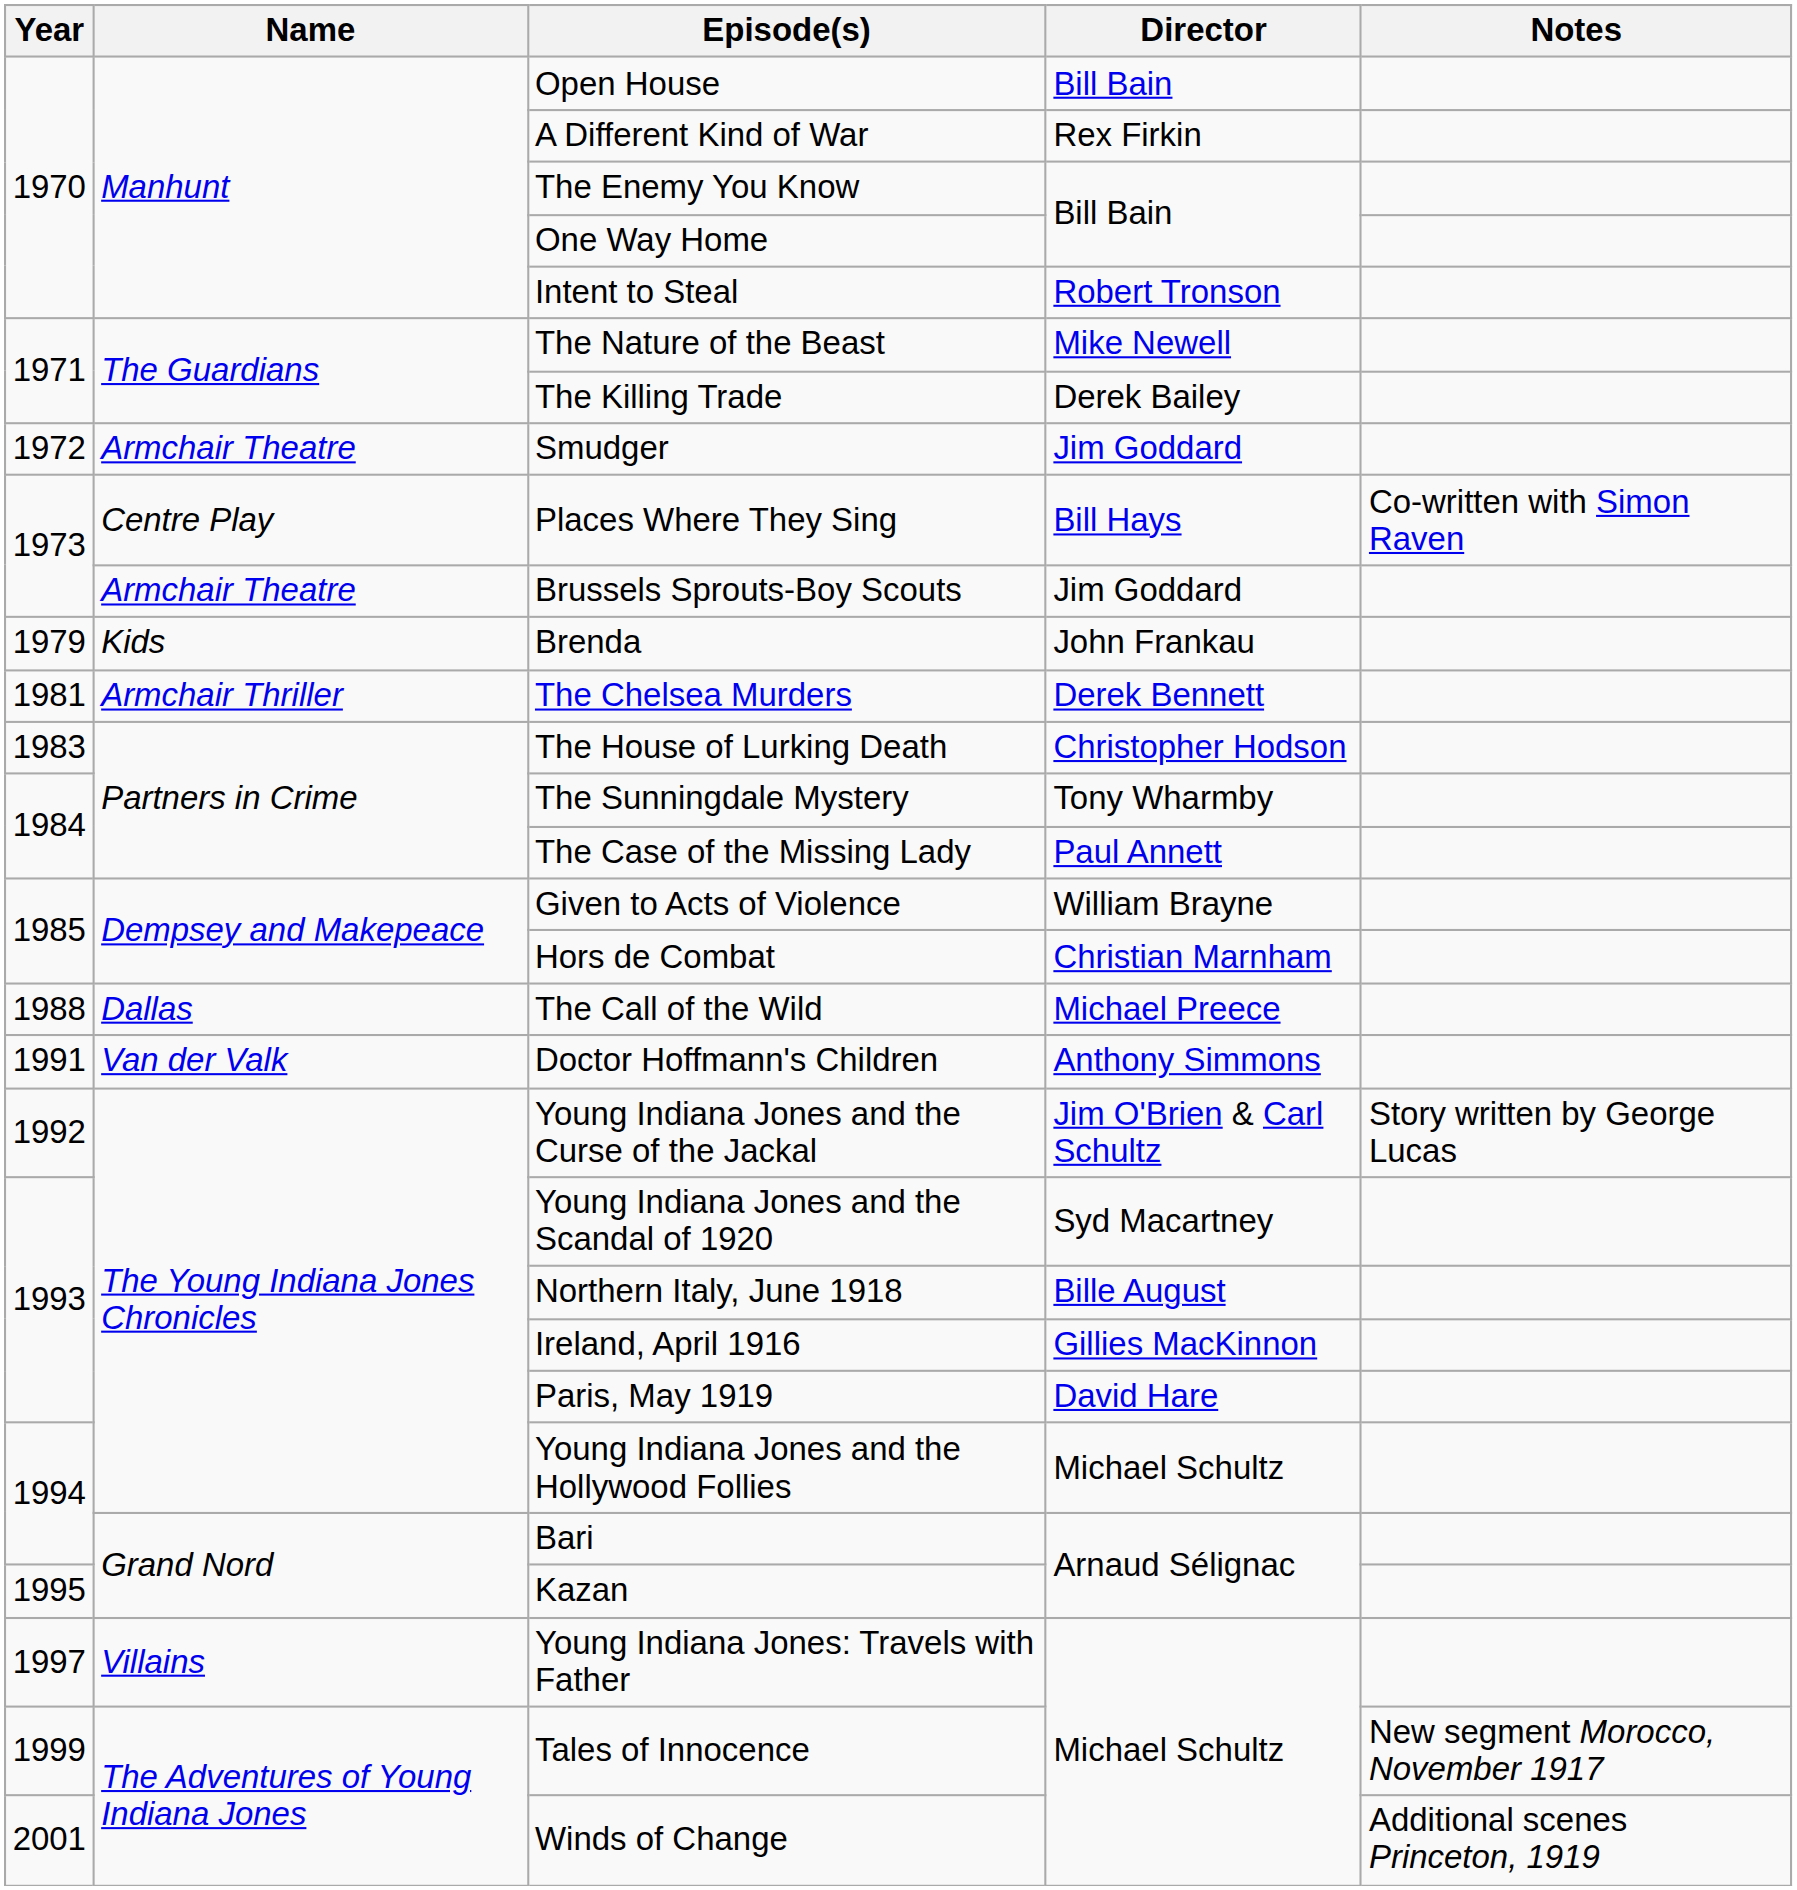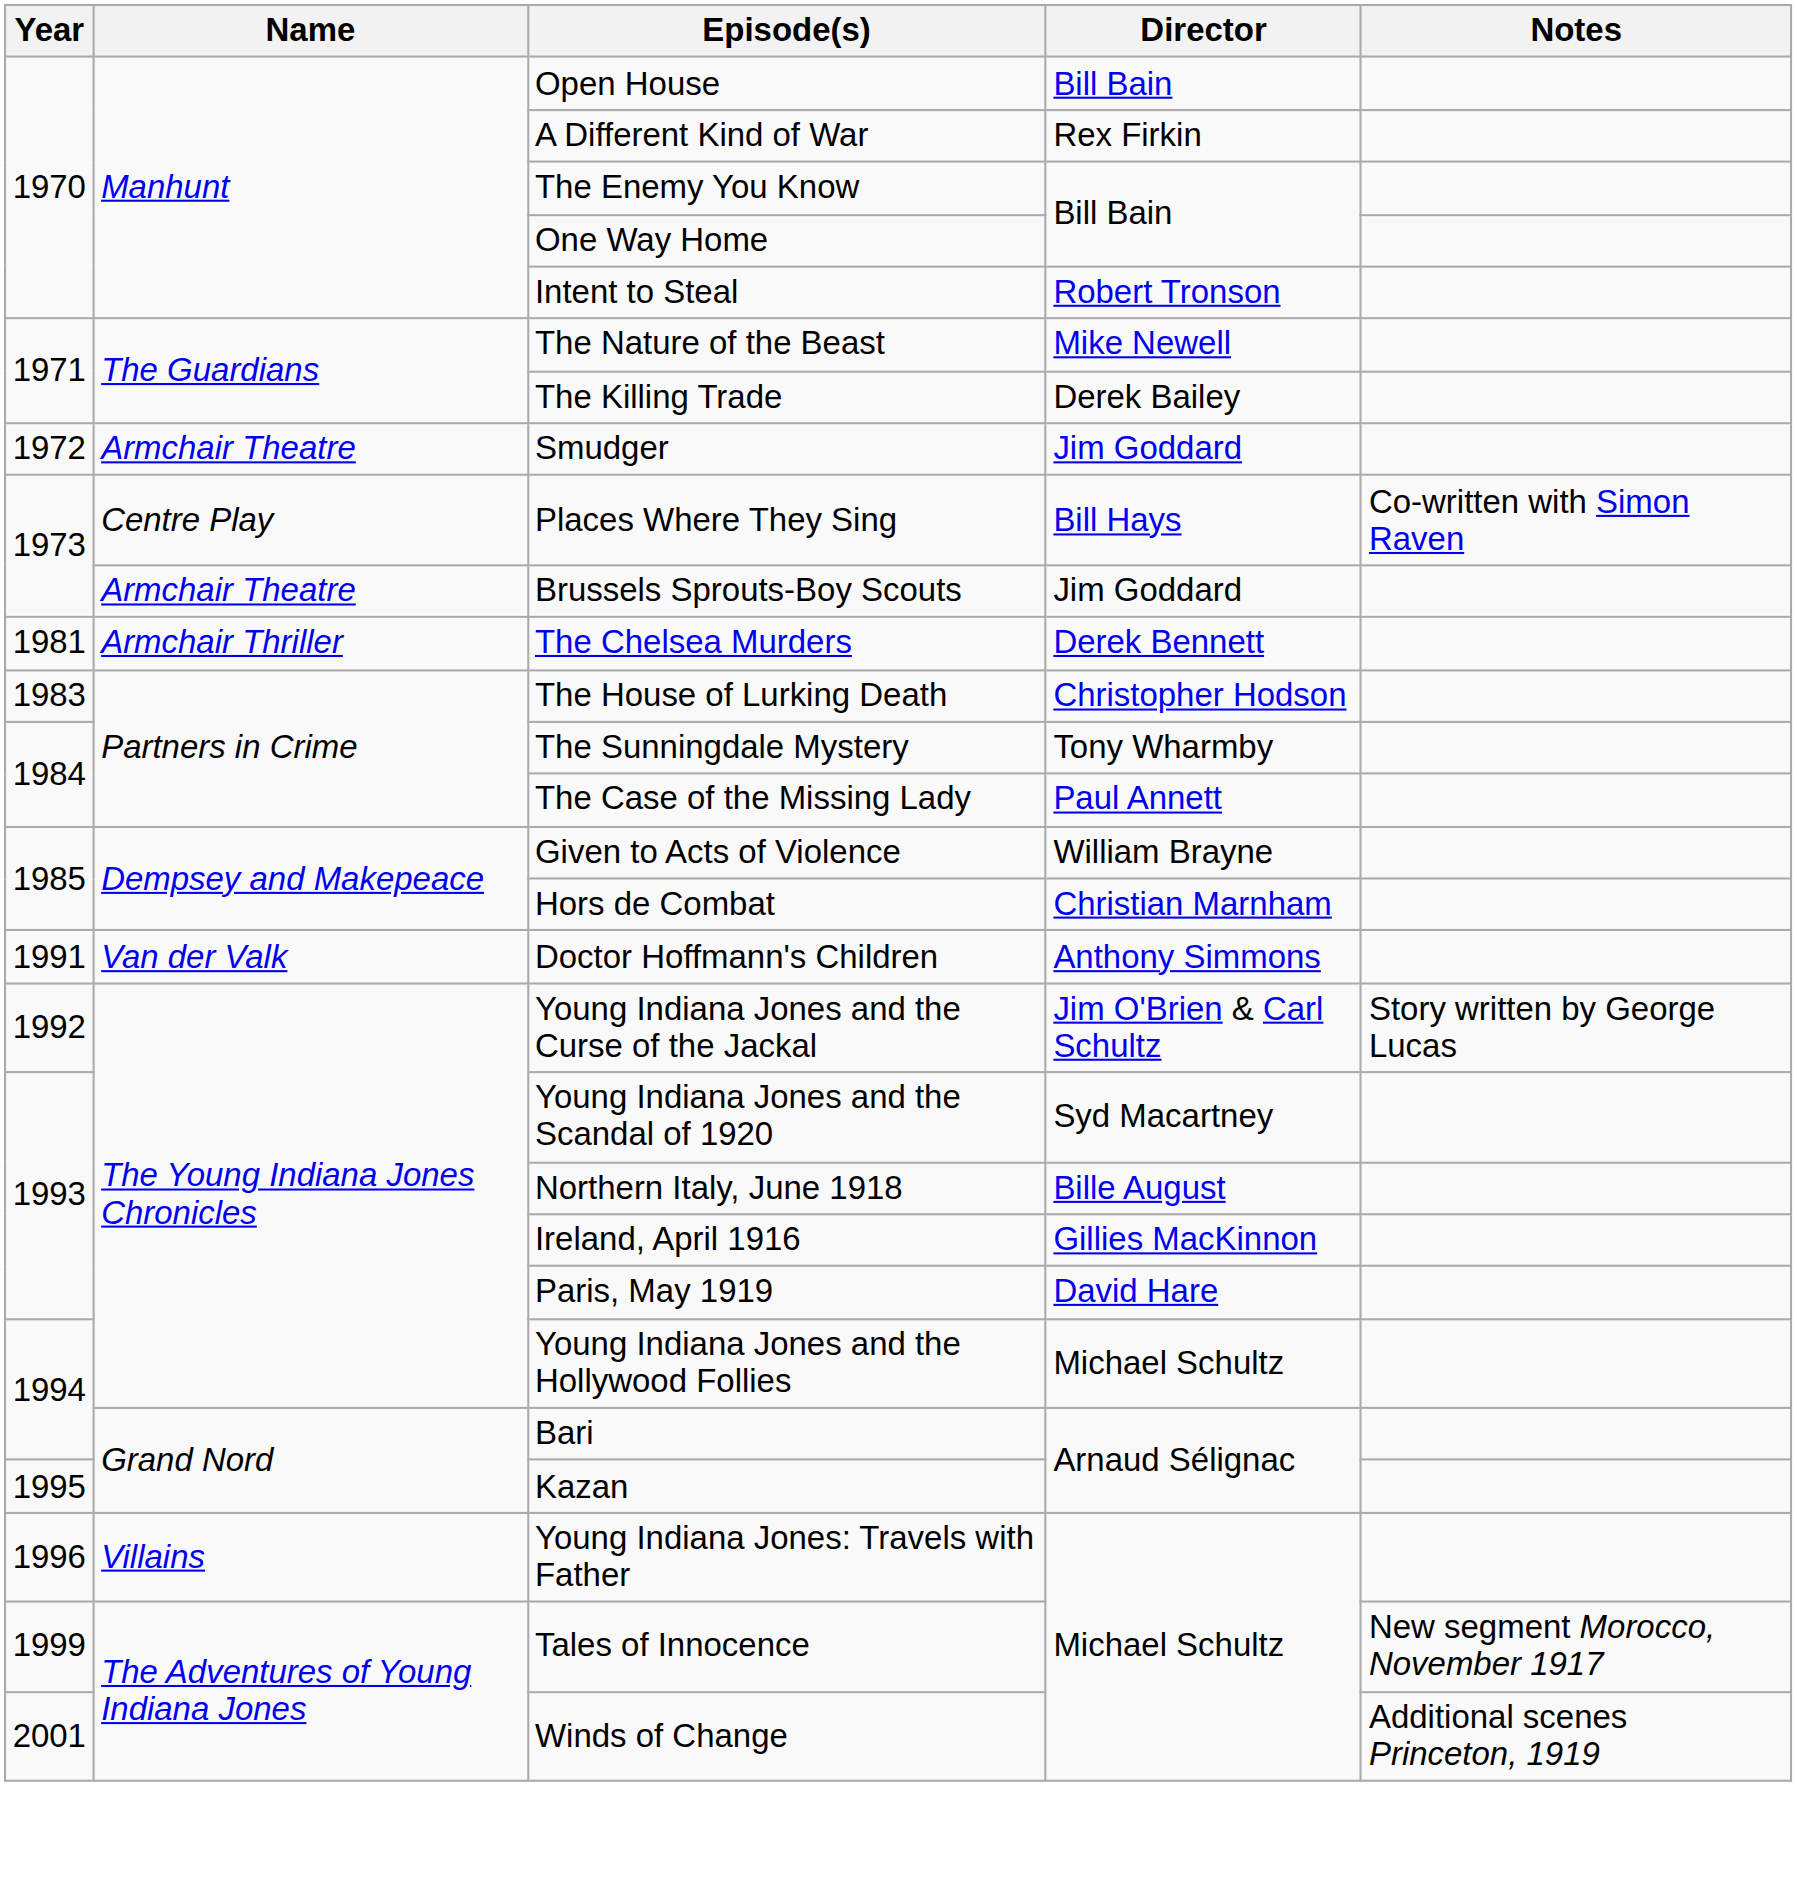- row: (588, 642)
- row: (679, 1008)
(49, 1661) 1997 -> (49, 1556) 1996
